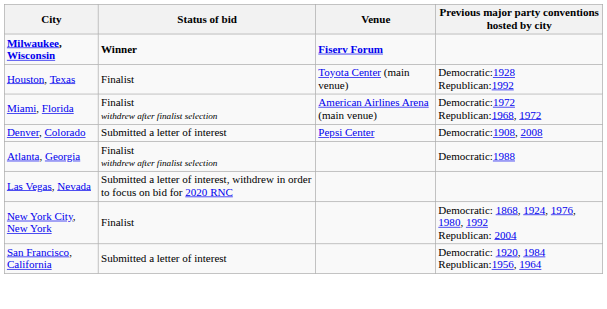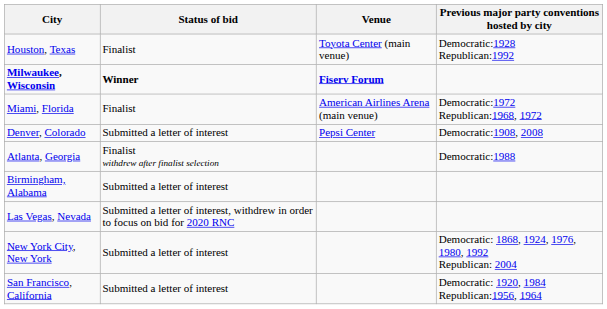rows swapped: (34, 49) <-> (41, 79)
(159, 109) Finalist withdrew after finalist selection -> (119, 109) Finalist
+ row: (36, 186)
(118, 222) Finalist -> (165, 252) Submitted a letter of interest
